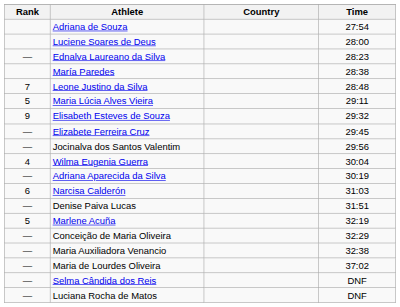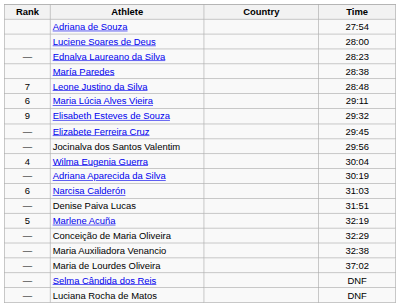(27, 101) 5 -> (27, 101) 6
